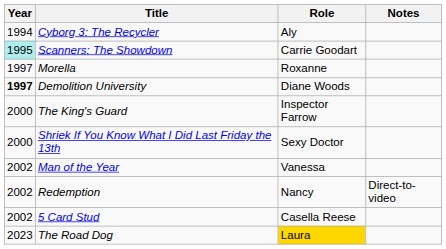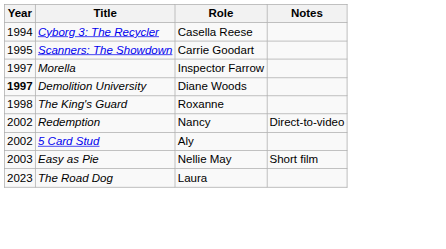(289, 31) Aly -> (215, 31) Casella Reese
(20, 50) paleturquoise background -> (20, 50) no background
(304, 68) Roxanne -> (221, 68) Inspector Farrow
(20, 111) 2000 -> (20, 104) 1998
(305, 111) Inspector Farrow -> (201, 104) Roxanne
- row: (155, 142)
- row: (79, 167)
(318, 216) Casella Reese -> (186, 141) Aly
+ row: (68, 159)
(296, 235) gold background -> (192, 178) no background
